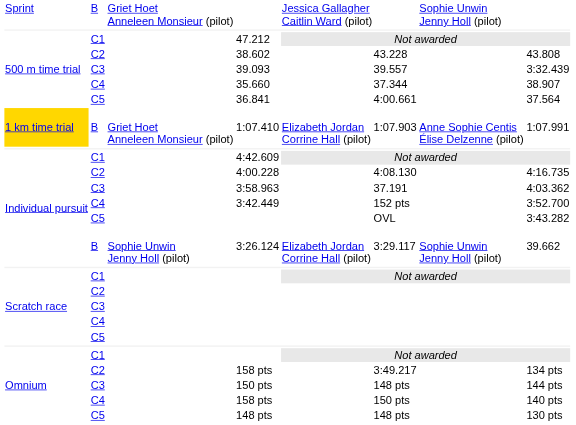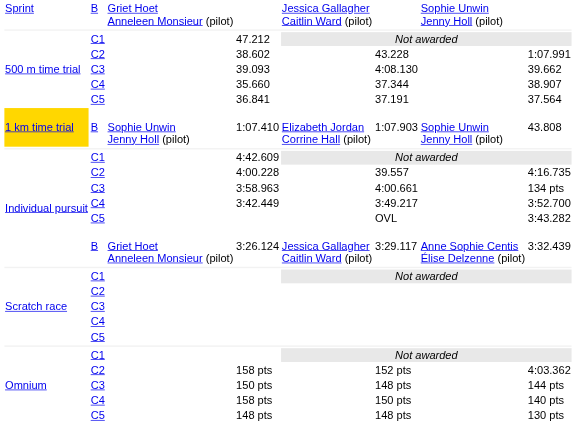(543, 54) 43.808 -> (549, 54) 1:07.991
(390, 69) 39.557 -> (396, 69) 4:08.130
(548, 69) 3:32.439 -> (545, 69) 39.662
(395, 99) 4:00.661 -> (392, 99) 37.191
(170, 133) Griet Hoet Anneleen Monsieur (pilot) -> (149, 133) Sophie Unwin Jenny Holl (pilot)
(471, 133) Anne Sophie Centis Élise Delzenne (pilot) -> (462, 133) Sophie Unwin Jenny Holl (pilot)
(548, 127) 1:07.991 -> (545, 127) 43.808
(395, 173) 4:08.130 -> (392, 173) 39.557
(390, 188) 37.191 -> (396, 188) 4:00.661
(548, 188) 4:03.362 -> (546, 188) 134 pts
(392, 203) 152 pts -> (396, 203) 3:49.217
(149, 252) Sophie Unwin Jenny Holl (pilot) -> (170, 252) Griet Hoet Anneleen Monsieur (pilot)
(326, 252) Elizabeth Jordan Corrine Hall (pilot) -> (327, 252) Jessica Gallagher Caitlin Ward (pilot)
(460, 252) Sophie Unwin Jenny Holl (pilot) -> (473, 252) Anne Sophie Centis Élise Delzenne (pilot)
(543, 246) 39.662 -> (549, 246) 3:32.439
(395, 370) 3:49.217 -> (393, 370) 152 pts
(544, 370) 134 pts -> (549, 370) 4:03.362
